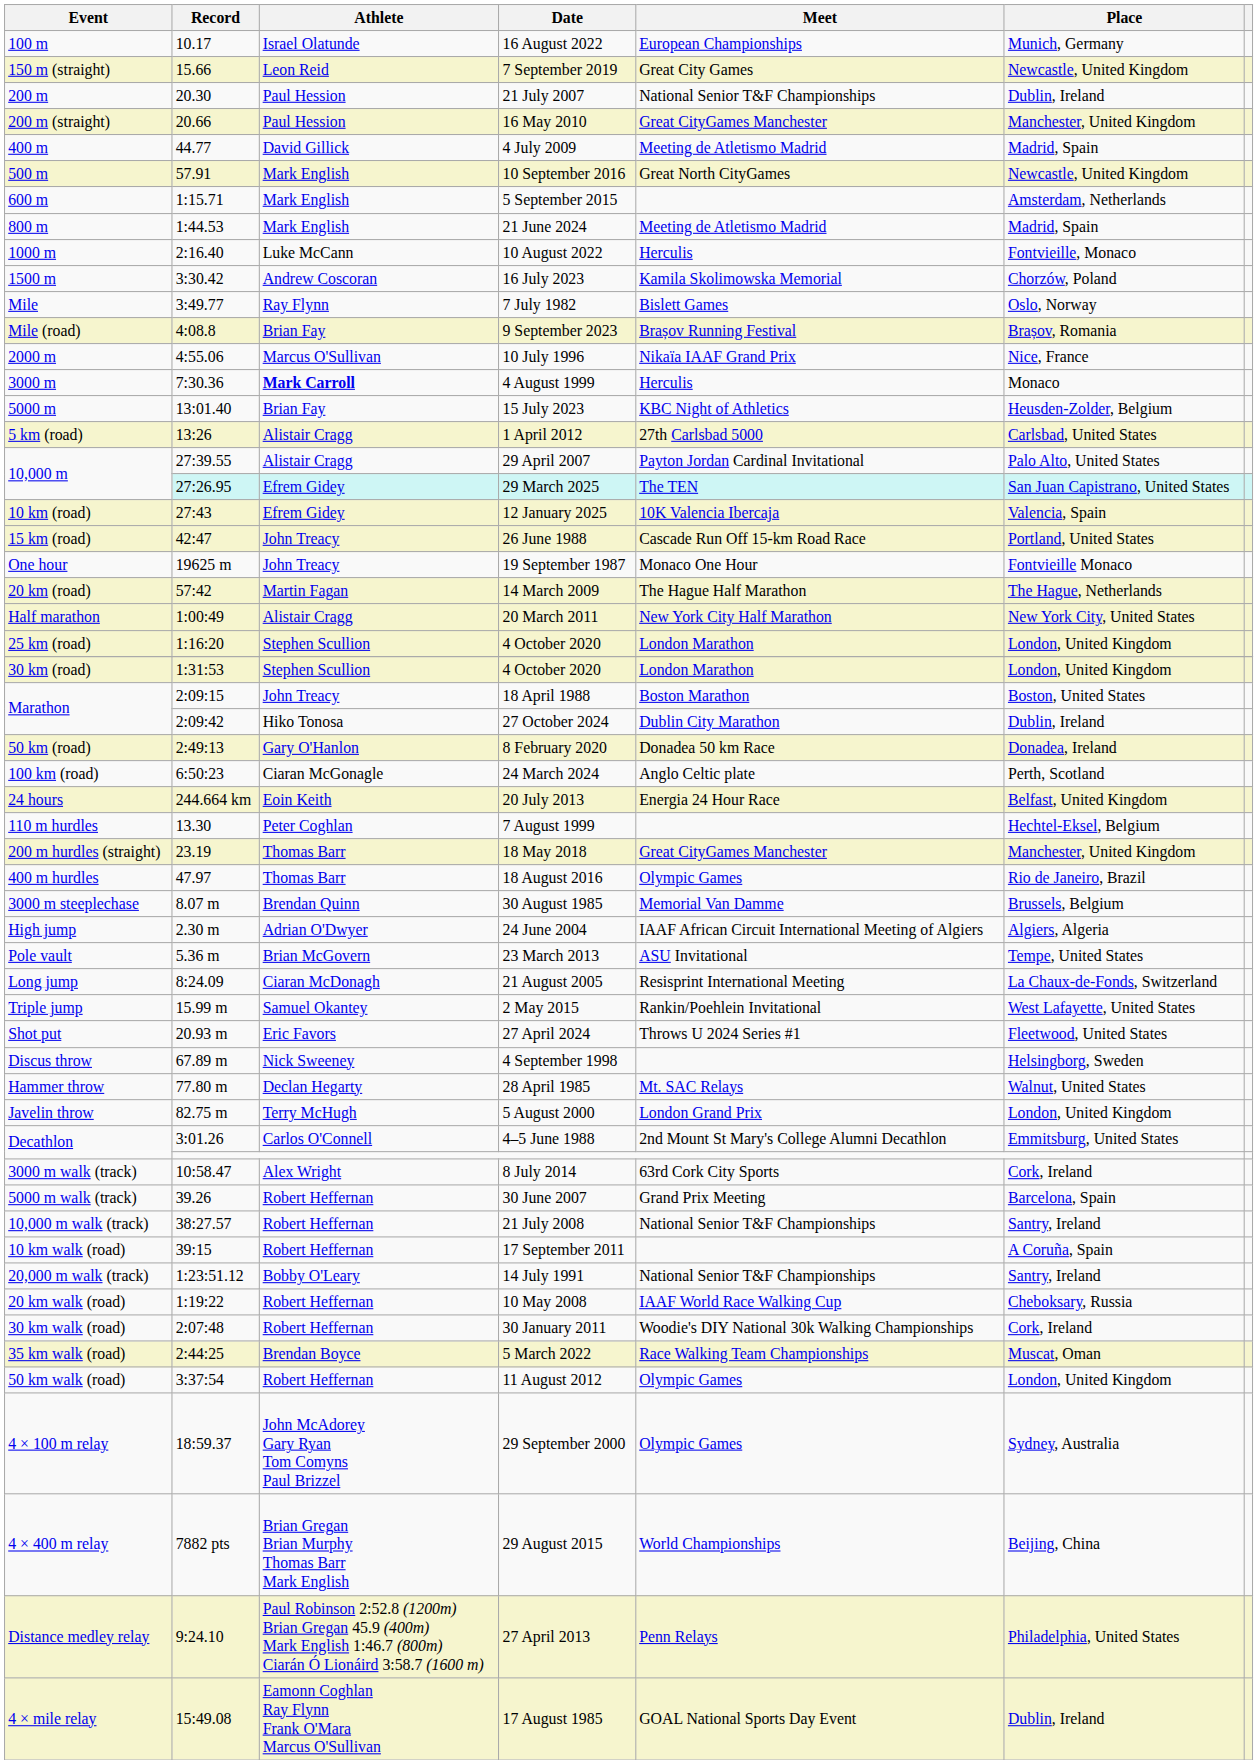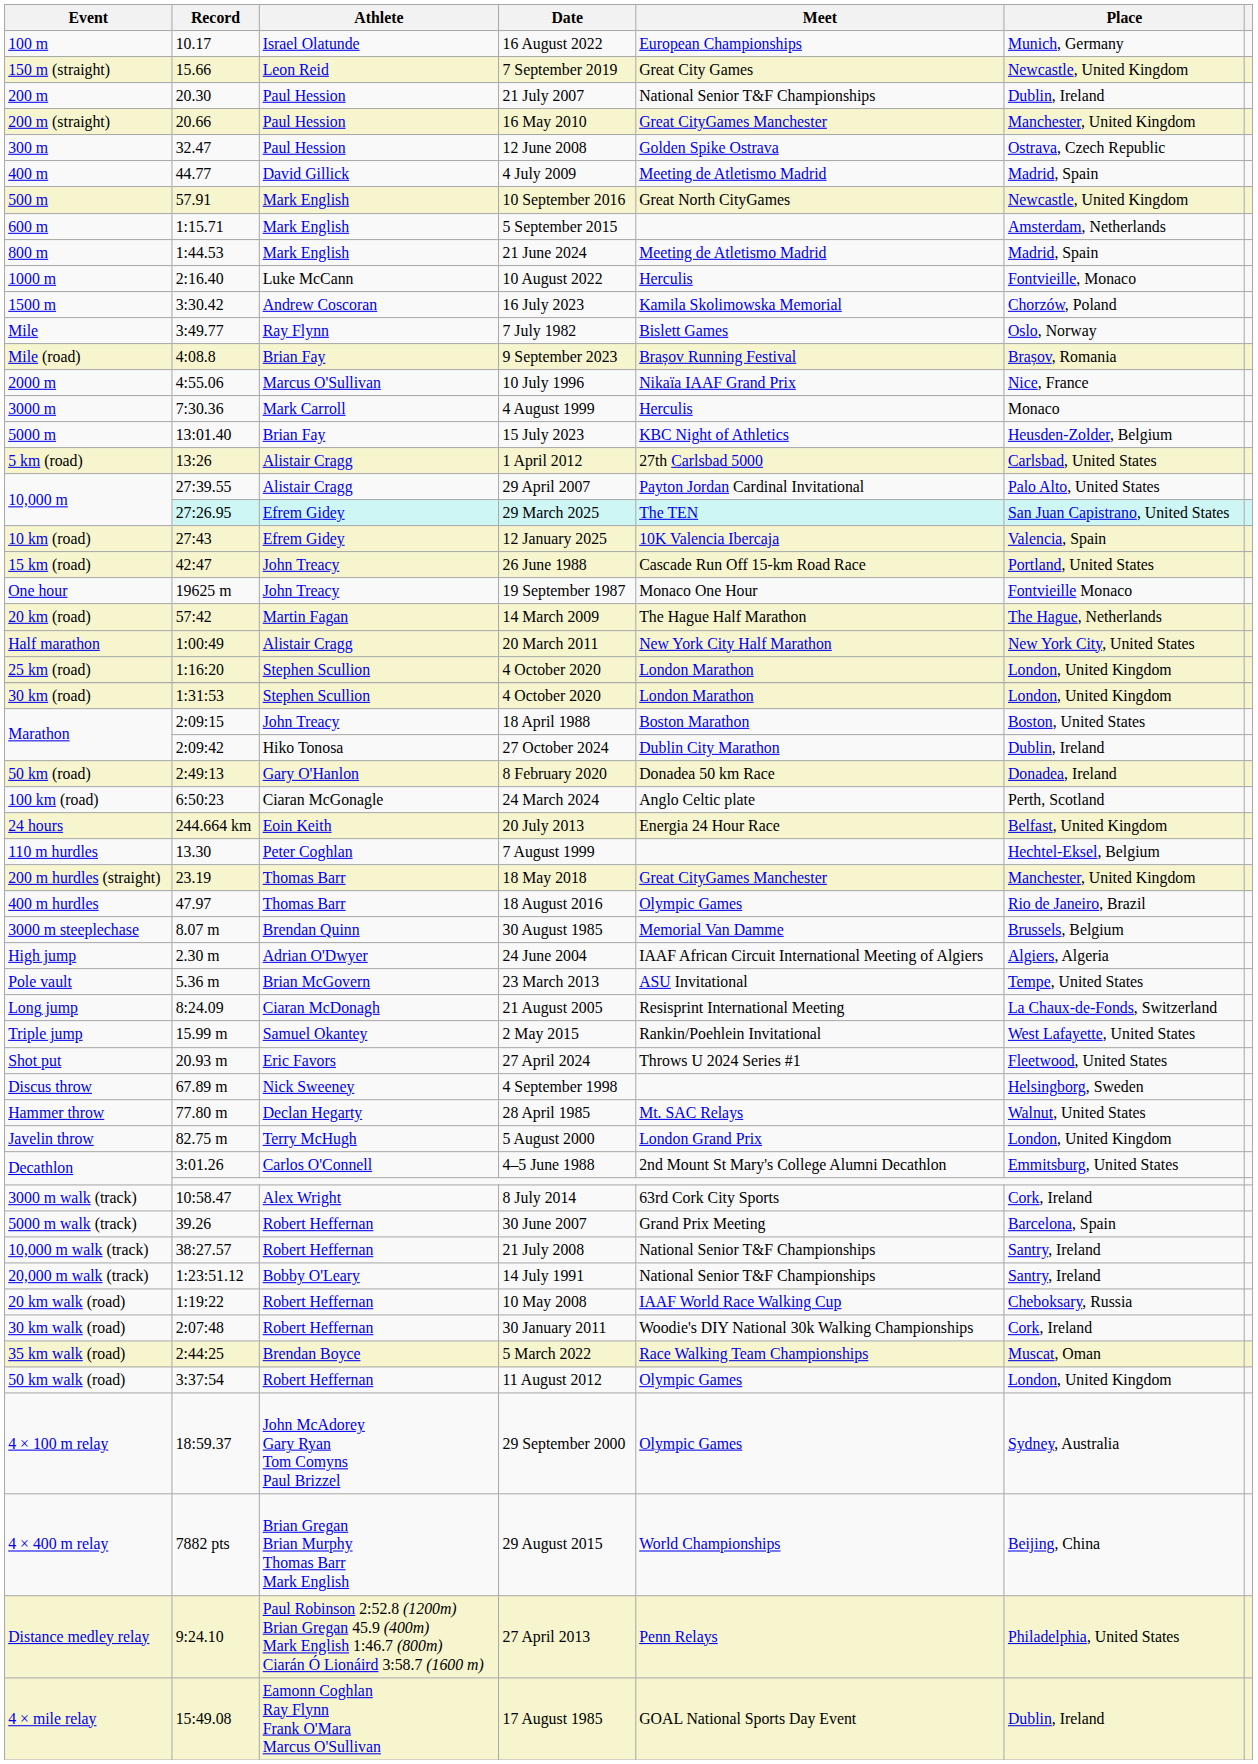+ row: (28, 148)
(309, 382) bold -> (304, 408) normal
- row: (67, 1250)
